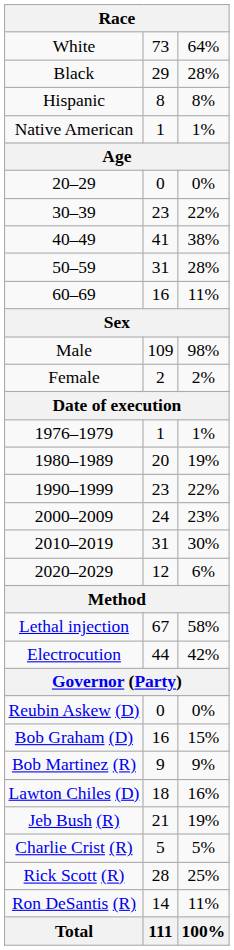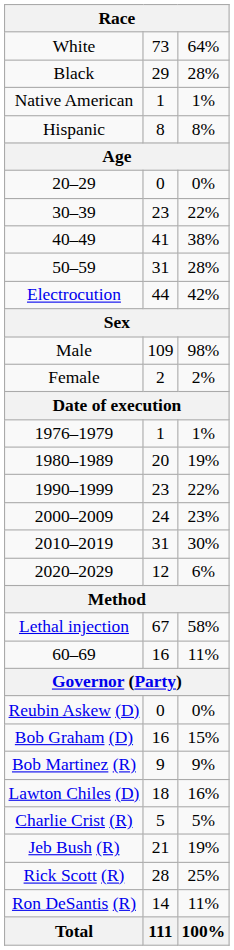rows swapped: (74, 101) <-> (74, 128)
rows swapped: (74, 294) <-> (74, 654)
rows swapped: (74, 820) <-> (74, 848)
